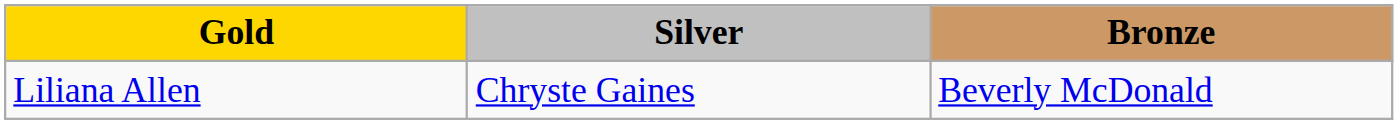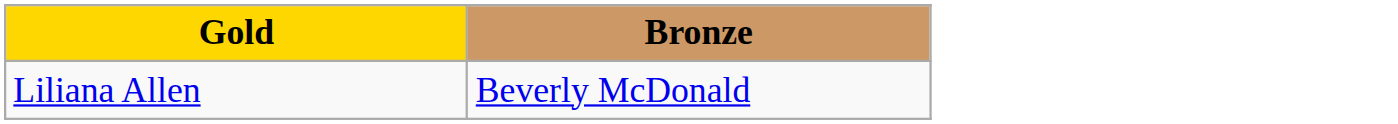- column: (699, 32)
